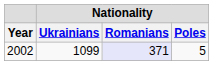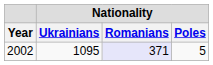(86, 51) 1099 -> (86, 51) 1095
